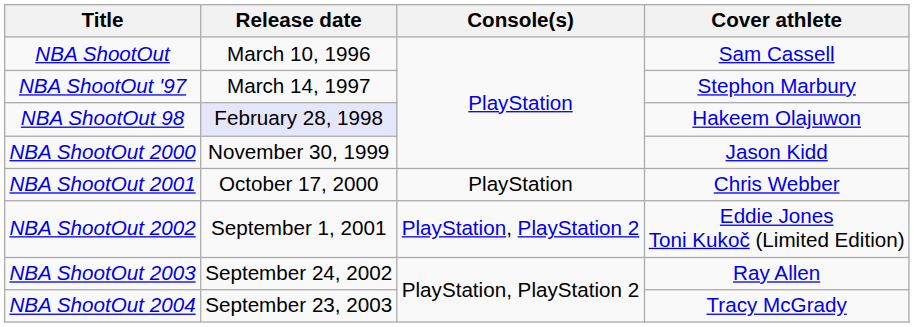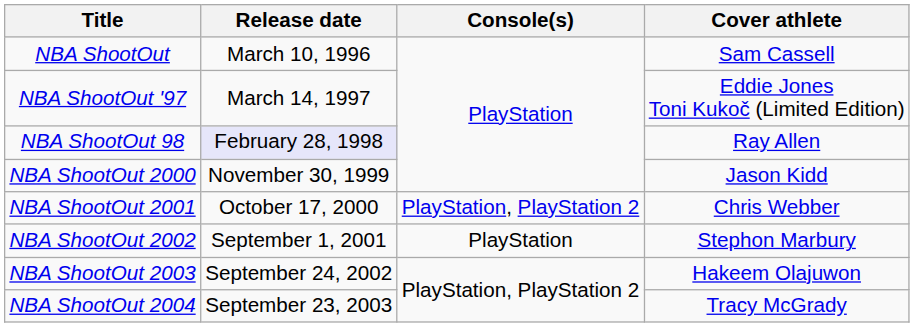(777, 86) Stephon Marbury -> (777, 97) Eddie Jones Toni Kukoč (Limited Edition)
(777, 119) Hakeem Olajuwon -> (777, 142) Ray Allen
(520, 184) PlayStation -> (520, 207) PlayStation, PlayStation 2
(520, 228) PlayStation, PlayStation 2 -> (520, 240) PlayStation
(777, 228) Eddie Jones Toni Kukoč (Limited Edition) -> (777, 240) Stephon Marbury
(777, 273) Ray Allen -> (777, 273) Hakeem Olajuwon
